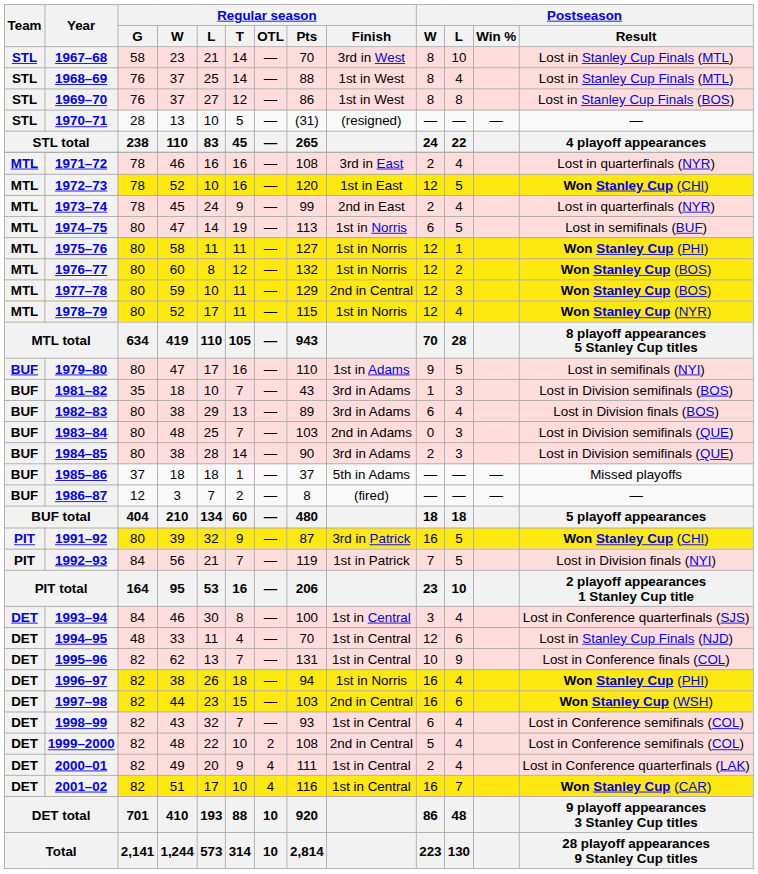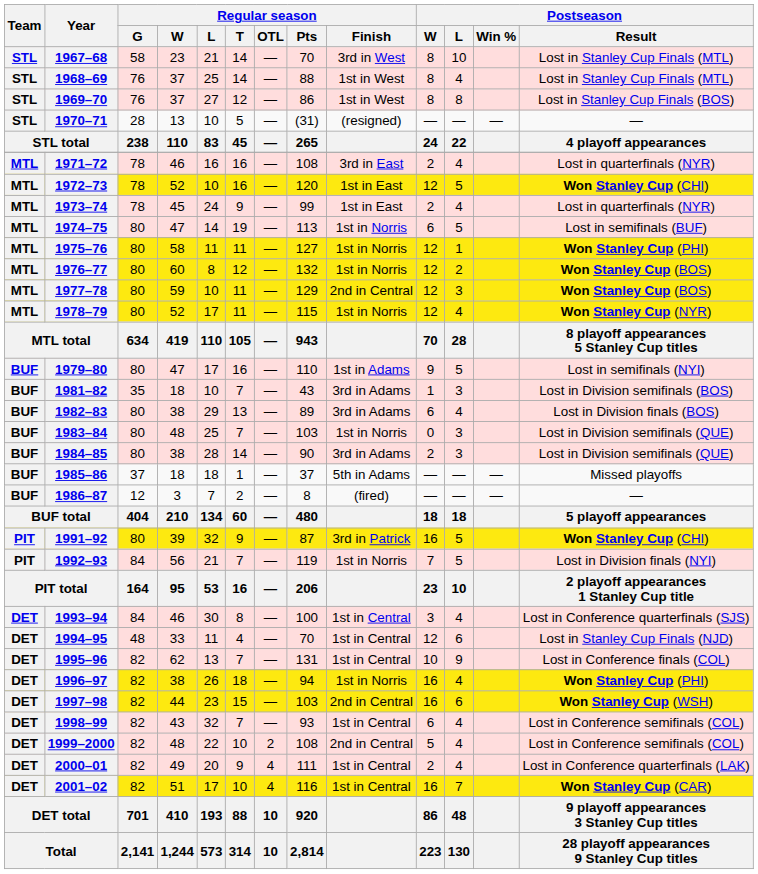(371, 206) 2nd in East -> (371, 206) 1st in East
(371, 432) 2nd in Adams -> (371, 432) 1st in Norris
(371, 560) 1st in Patrick -> (371, 560) 1st in Norris
